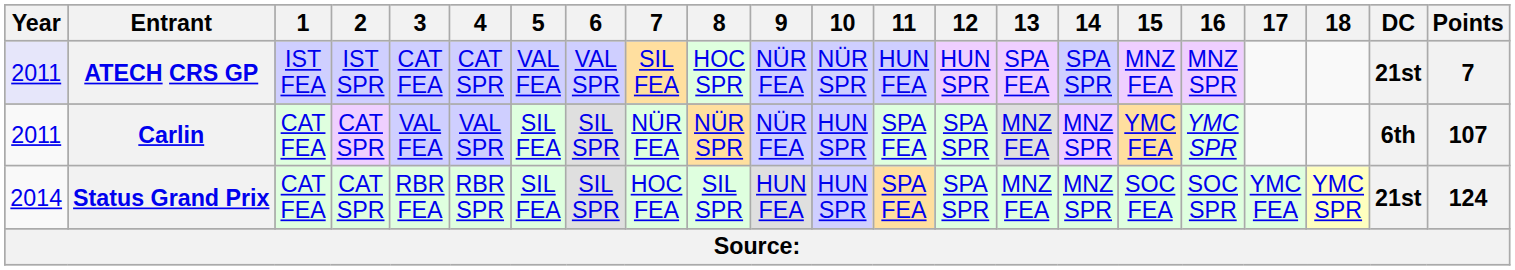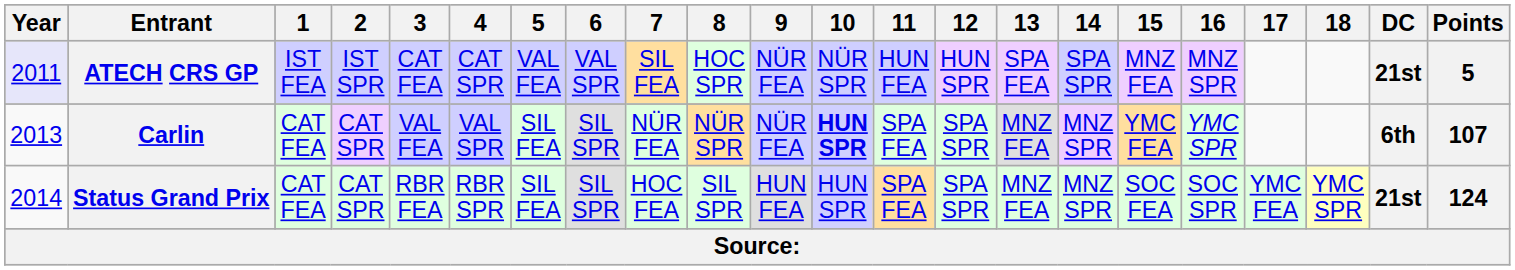(1468, 72) 7 -> (1468, 72) 5
(36, 135) 2011 -> (36, 135) 2013
(843, 135) normal -> (843, 135) bold
